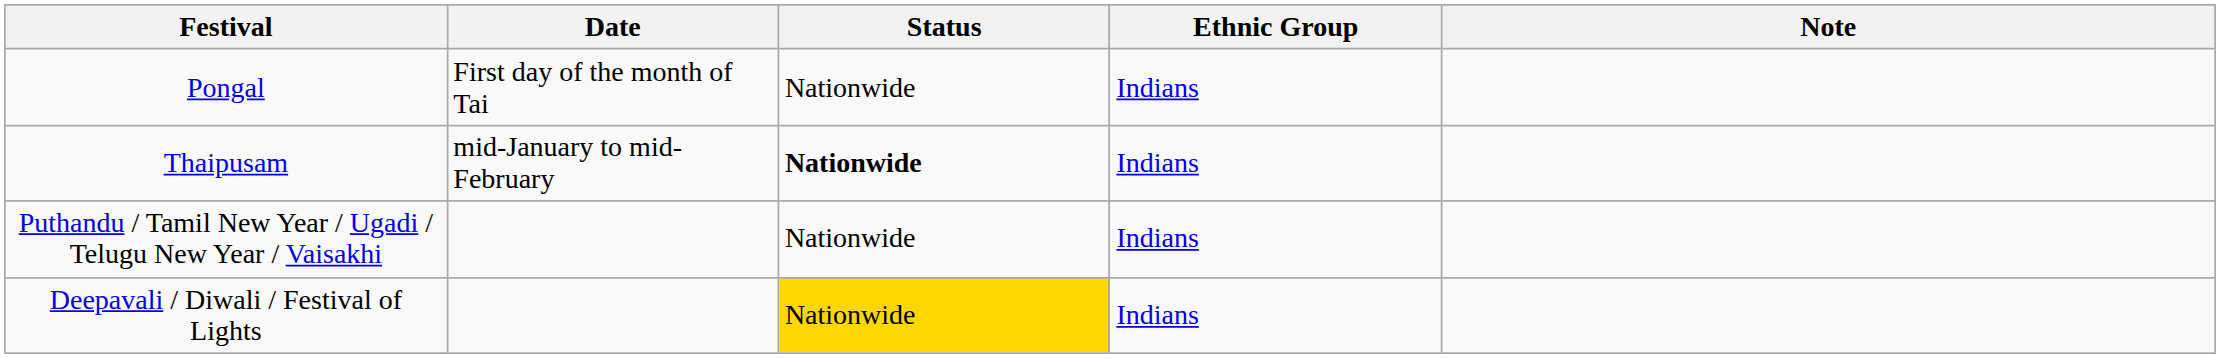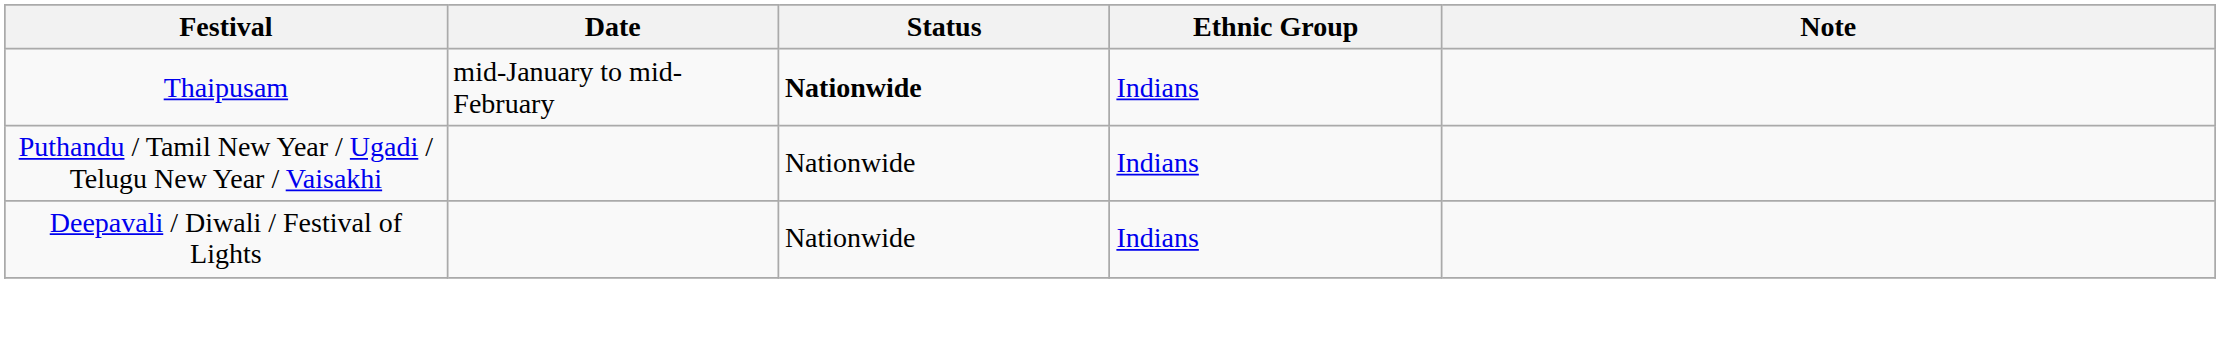- row: (226, 86)
(850, 314) gold background -> (850, 238) no background
